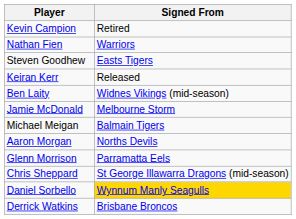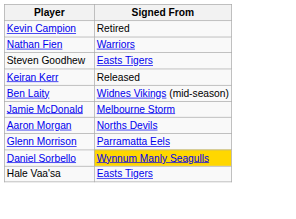- row: (43, 126)
- row: (42, 174)
+ row: (34, 174)
- row: (42, 207)
